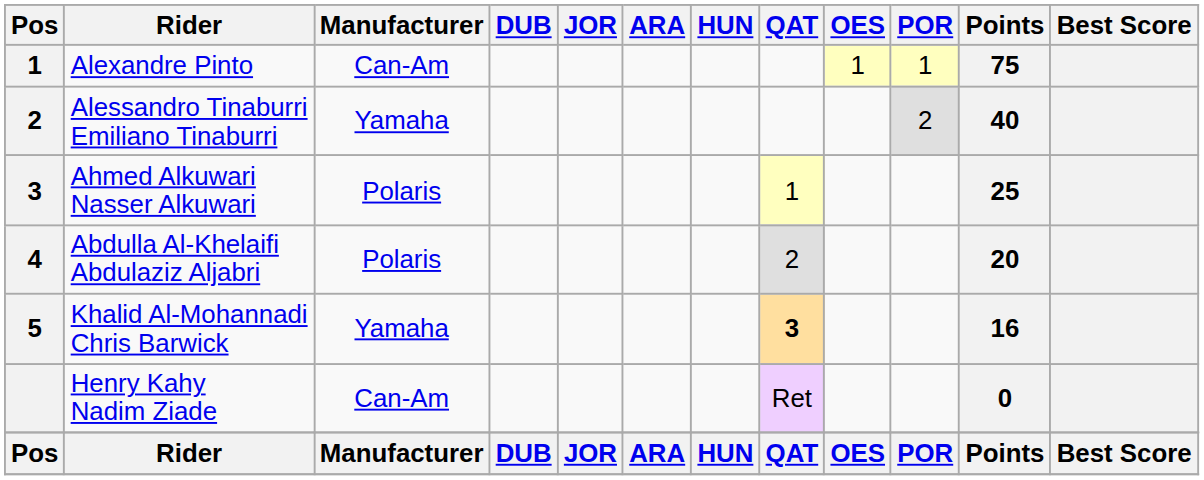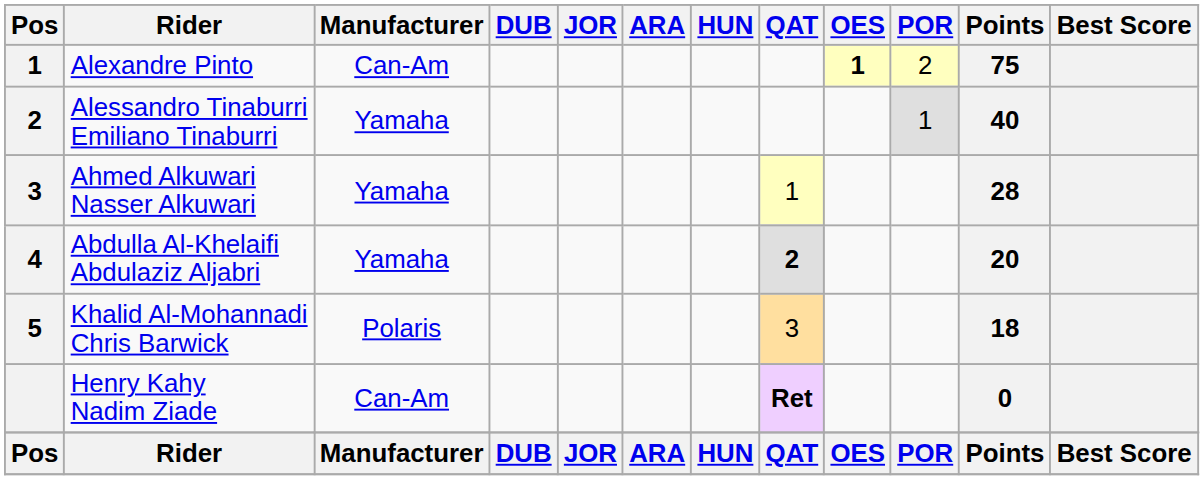(858, 66) normal -> (858, 66) bold
(925, 66) 1 -> (925, 66) 2
(925, 121) 2 -> (925, 121) 1
(402, 190) Polaris -> (402, 190) Yamaha
(1005, 190) 25 -> (1005, 190) 28
(402, 259) Polaris -> (402, 259) Yamaha
(792, 259) normal -> (792, 259) bold
(402, 328) Yamaha -> (402, 328) Polaris
(792, 328) bold -> (792, 328) normal
(1005, 328) 16 -> (1005, 328) 18
(792, 398) normal -> (792, 398) bold
